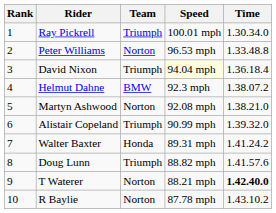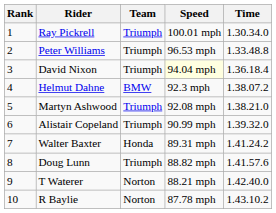(139, 51) Norton -> (143, 51) Triumph
(139, 106) Norton -> (143, 106) Triumph
(247, 180) bold -> (247, 180) normal
